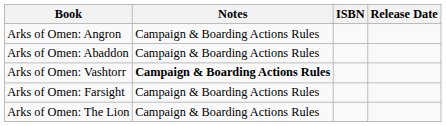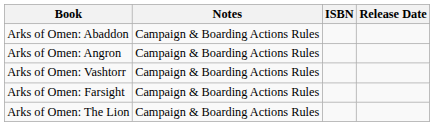rows swapped: (68, 53) <-> (64, 33)
(233, 72) bold -> (227, 72) normal
